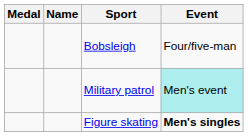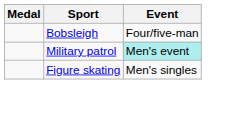- column: (62, 14)
(202, 123) bold -> (161, 70) normal
